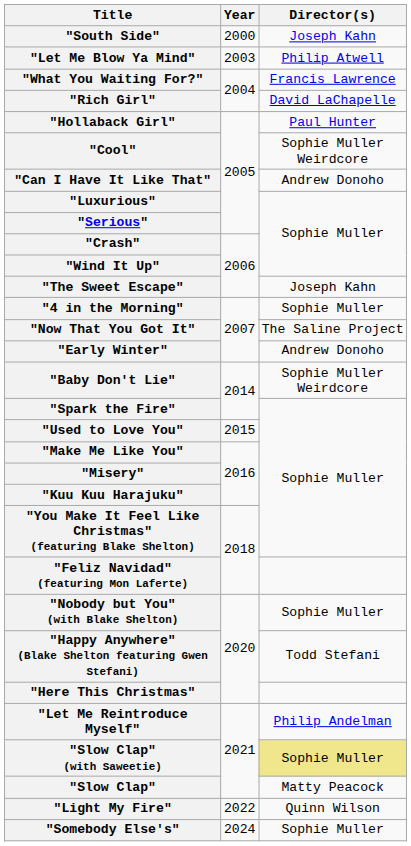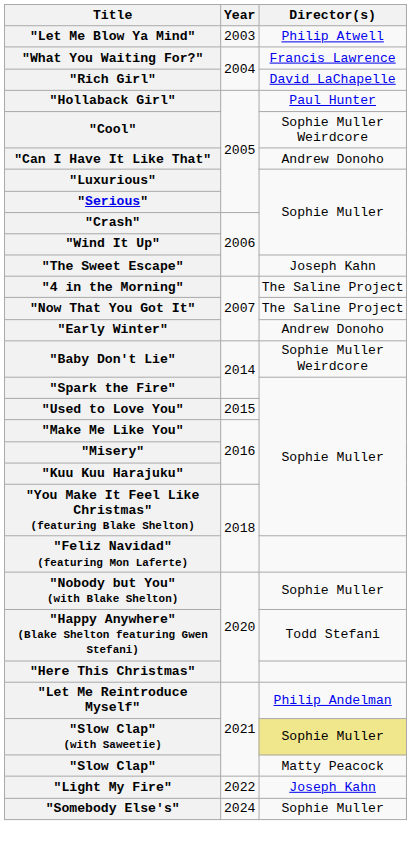- row: (113, 37)
(333, 309) Sophie Muller -> (333, 287) The Saline Project
(333, 809) Quinn Wilson -> (333, 787) Joseph Kahn
